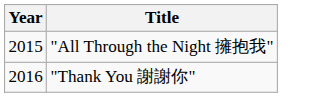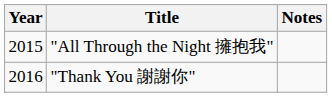+ column: (302, 18)
